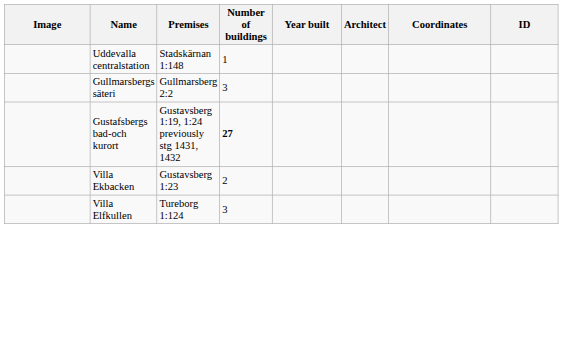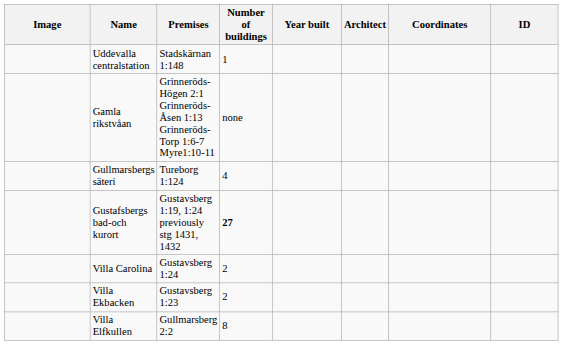+ row: (112, 117)
(188, 87) Gullmarsberg 2:2 -> (179, 175) Tureborg 1:124
(225, 87) 3 -> (225, 175) 4
+ row: (122, 268)
(179, 209) Tureborg 1:124 -> (188, 326) Gullmarsberg 2:2
(225, 209) 3 -> (225, 326) 8
